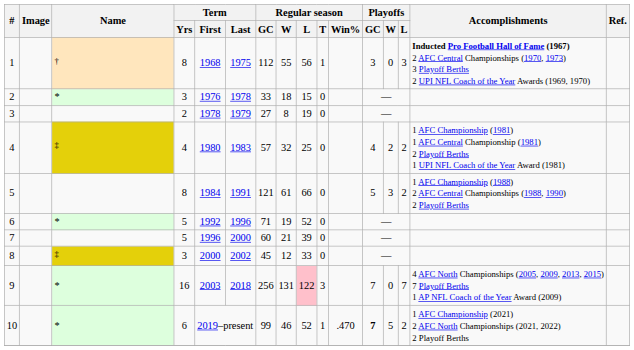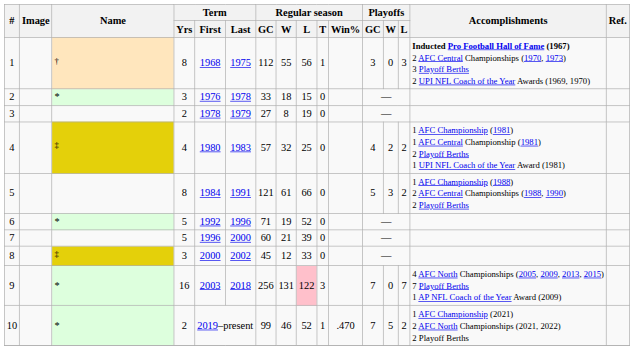(184, 325) 6 -> (184, 325) 2
(373, 325) bold -> (373, 325) normal
